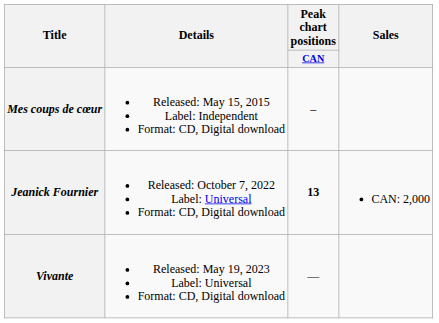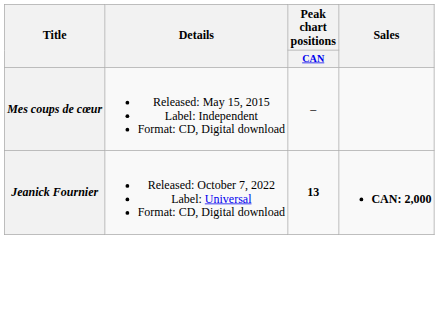(386, 199) normal -> (386, 199) bold
- row: (55, 276)
